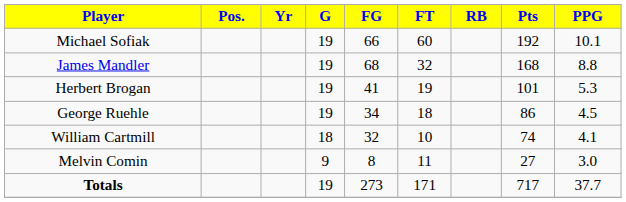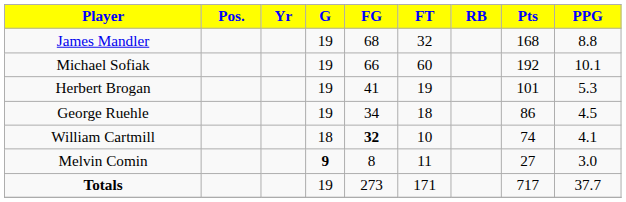rows swapped: (103, 40) <-> (103, 64)
(372, 137) normal -> (372, 137) bold
(325, 161) normal -> (325, 161) bold
